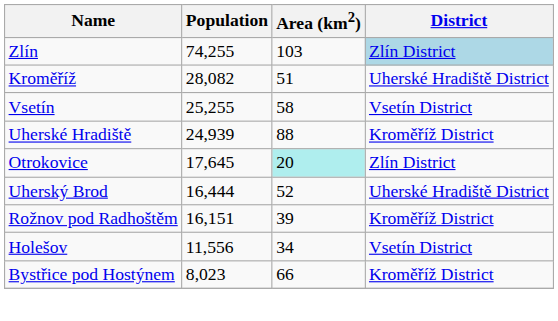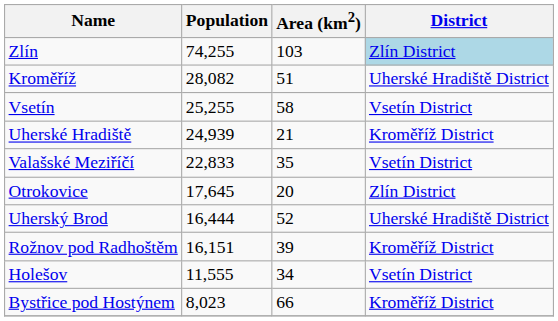(285, 134) 88 -> (285, 134) 21
+ row: (71, 162)
(285, 162) paleturquoise background -> (285, 190) no background
(210, 246) 11,556 -> (210, 274) 11,555
